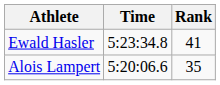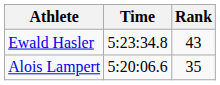(193, 42) 41 -> (193, 42) 43
